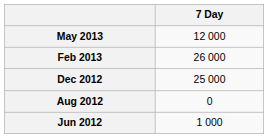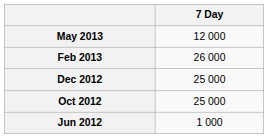+ row: (80, 101)
- row: (80, 101)
